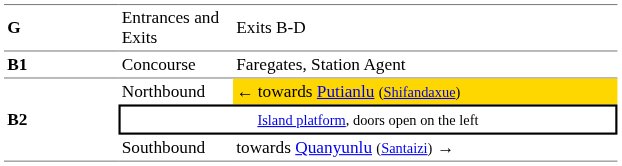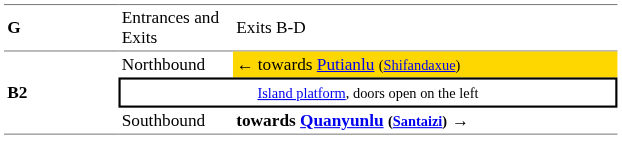- row: (159, 64)
(345, 147) normal -> (352, 120) bold
